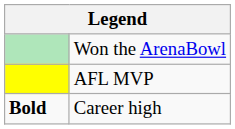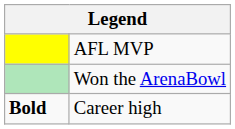rows swapped: (114, 78) <-> (150, 49)
